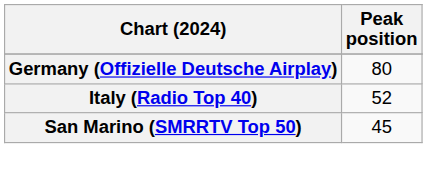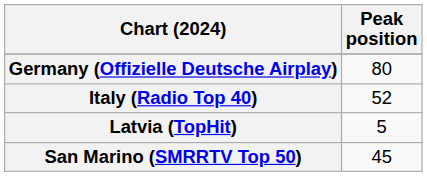+ row: (173, 127)
